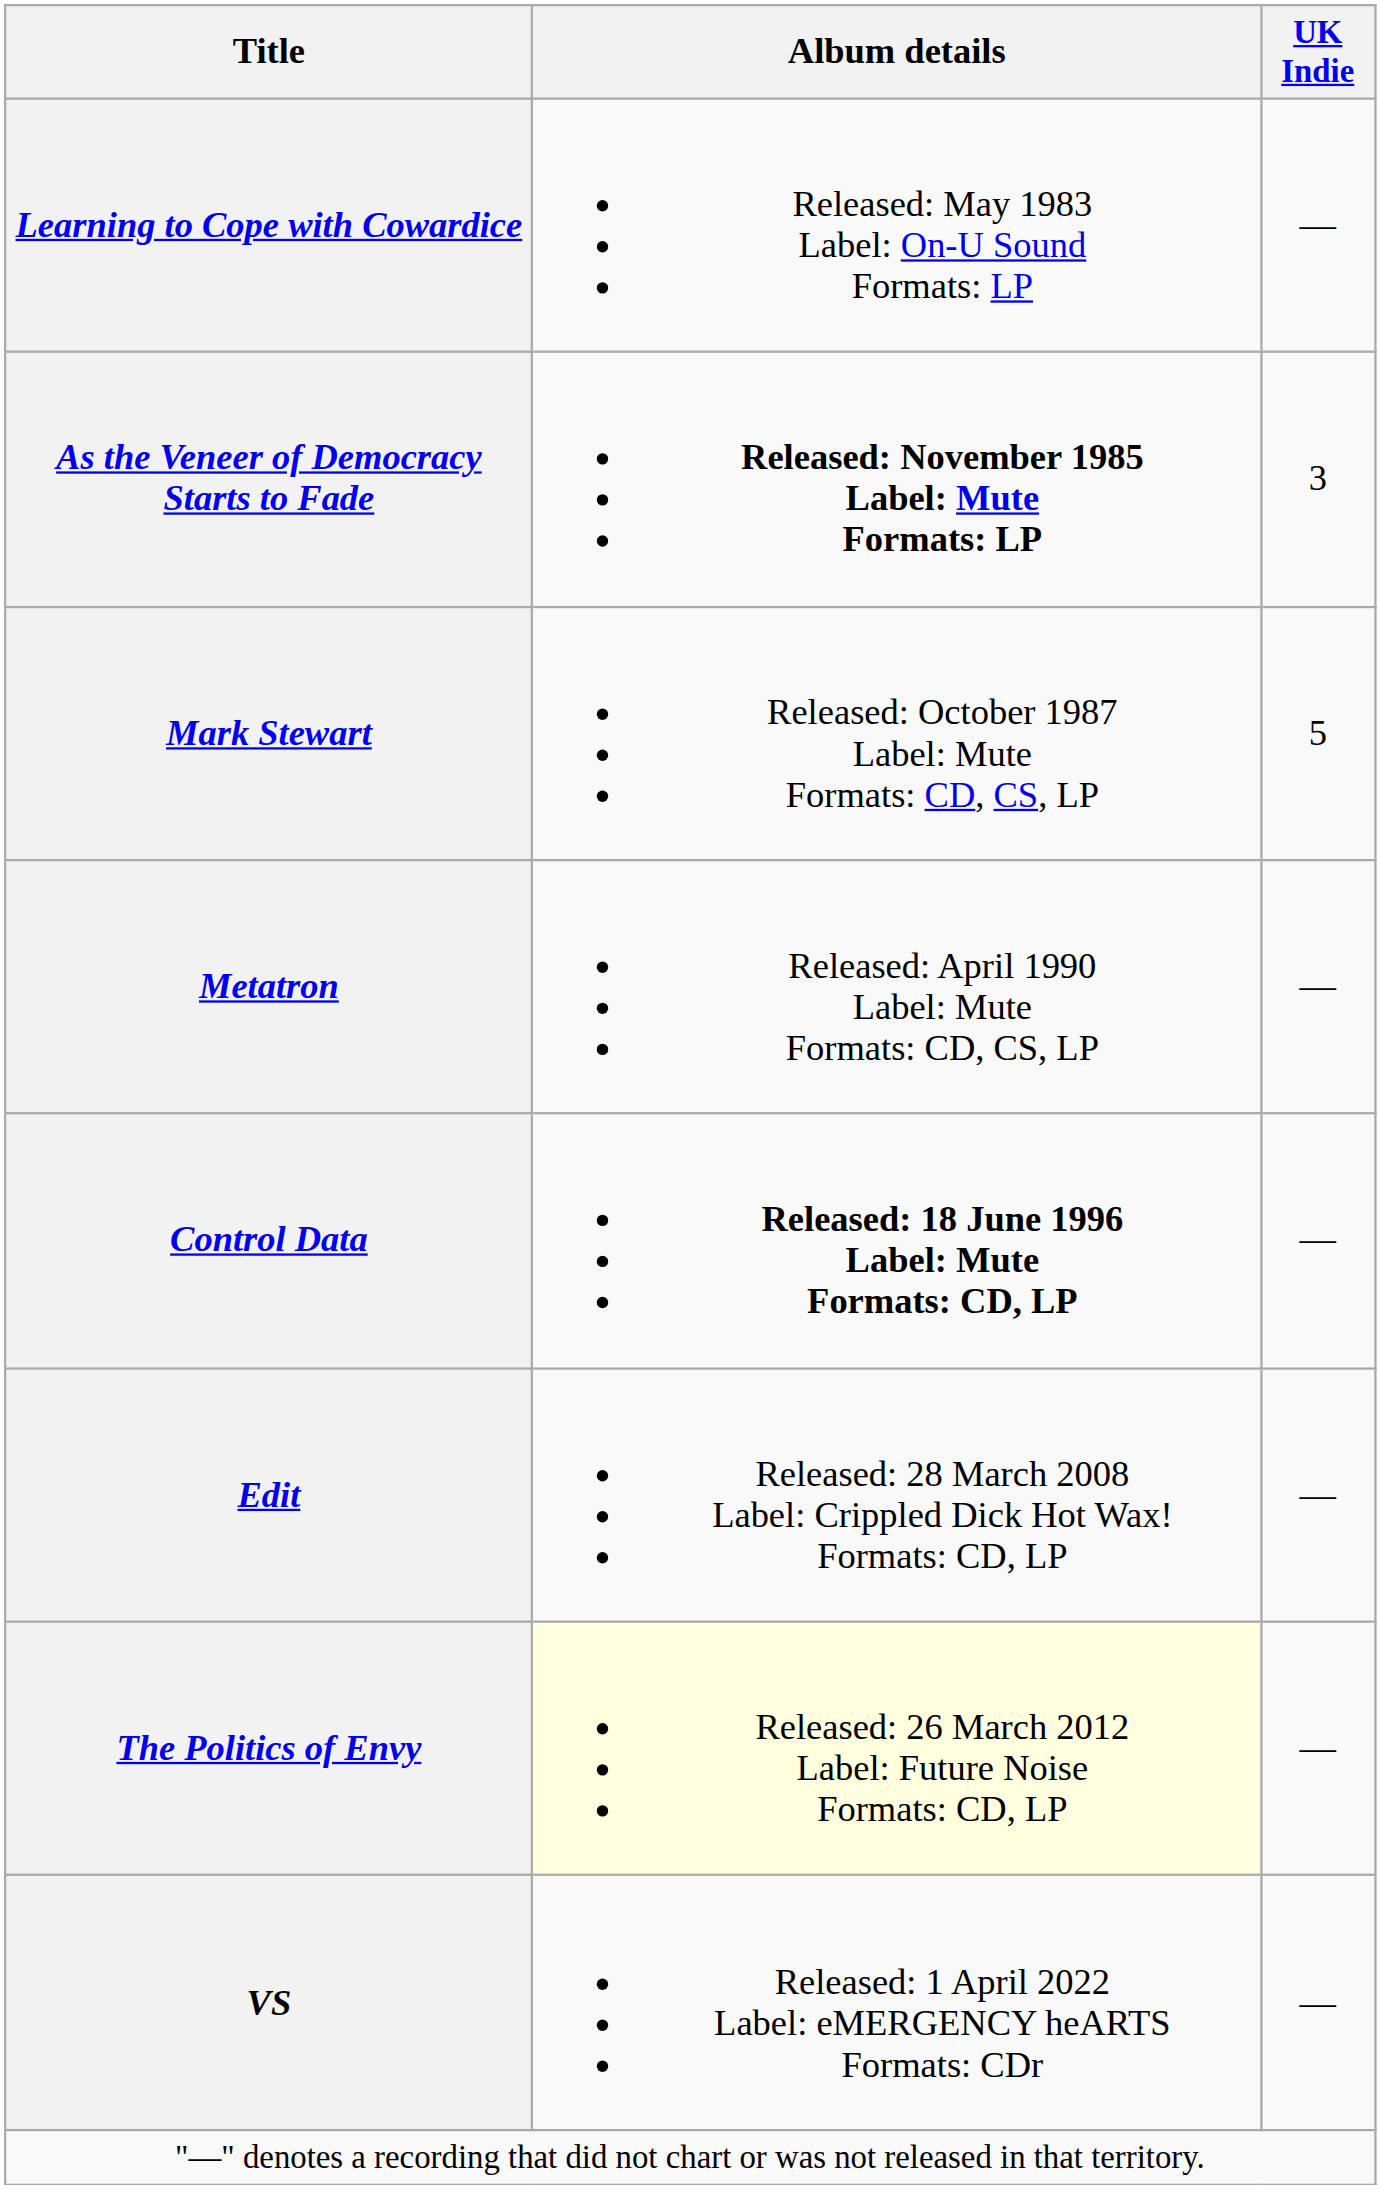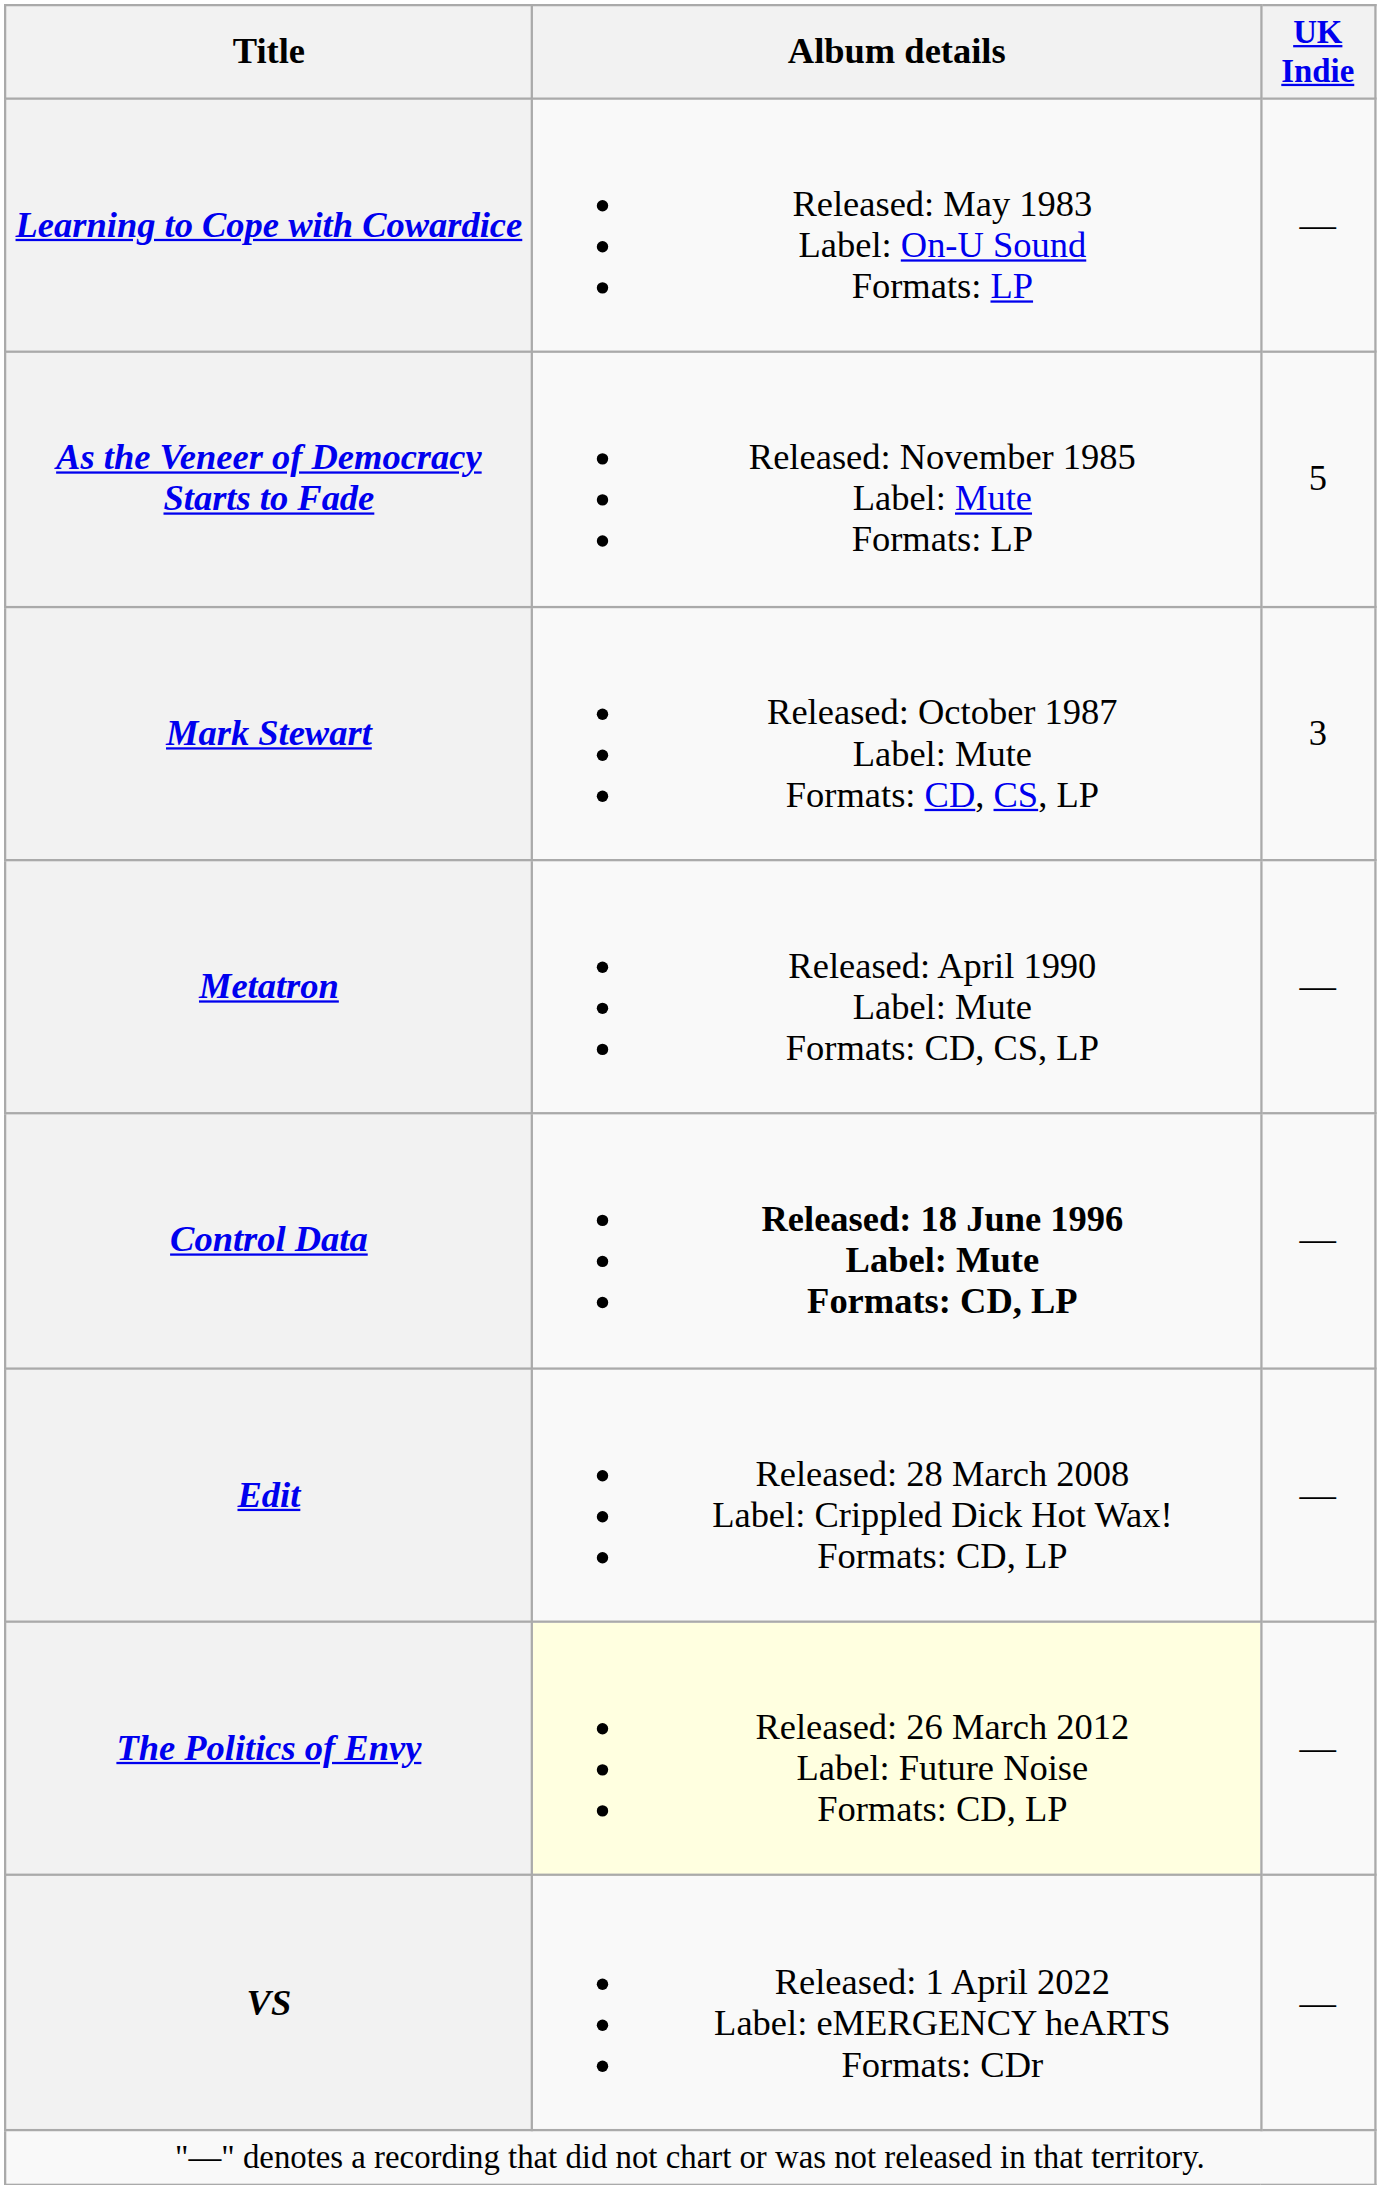(897, 499) bold -> (897, 499) normal
(1318, 478) 3 -> (1318, 478) 5
(1318, 732) 5 -> (1318, 732) 3
